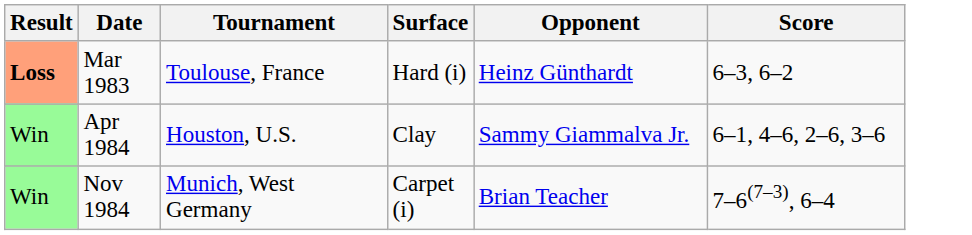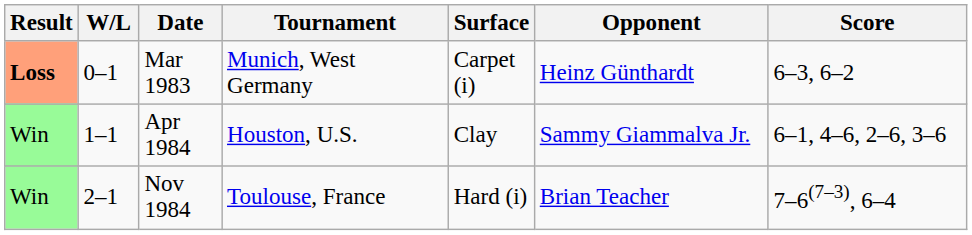+ column: (109, 22)
(245, 72) Toulouse, France -> (291, 72) Munich, West Germany
(429, 72) Hard (i) -> (484, 72) Carpet (i)
(230, 197) Munich, West Germany -> (306, 197) Toulouse, France
(423, 197) Carpet (i) -> (490, 197) Hard (i)
